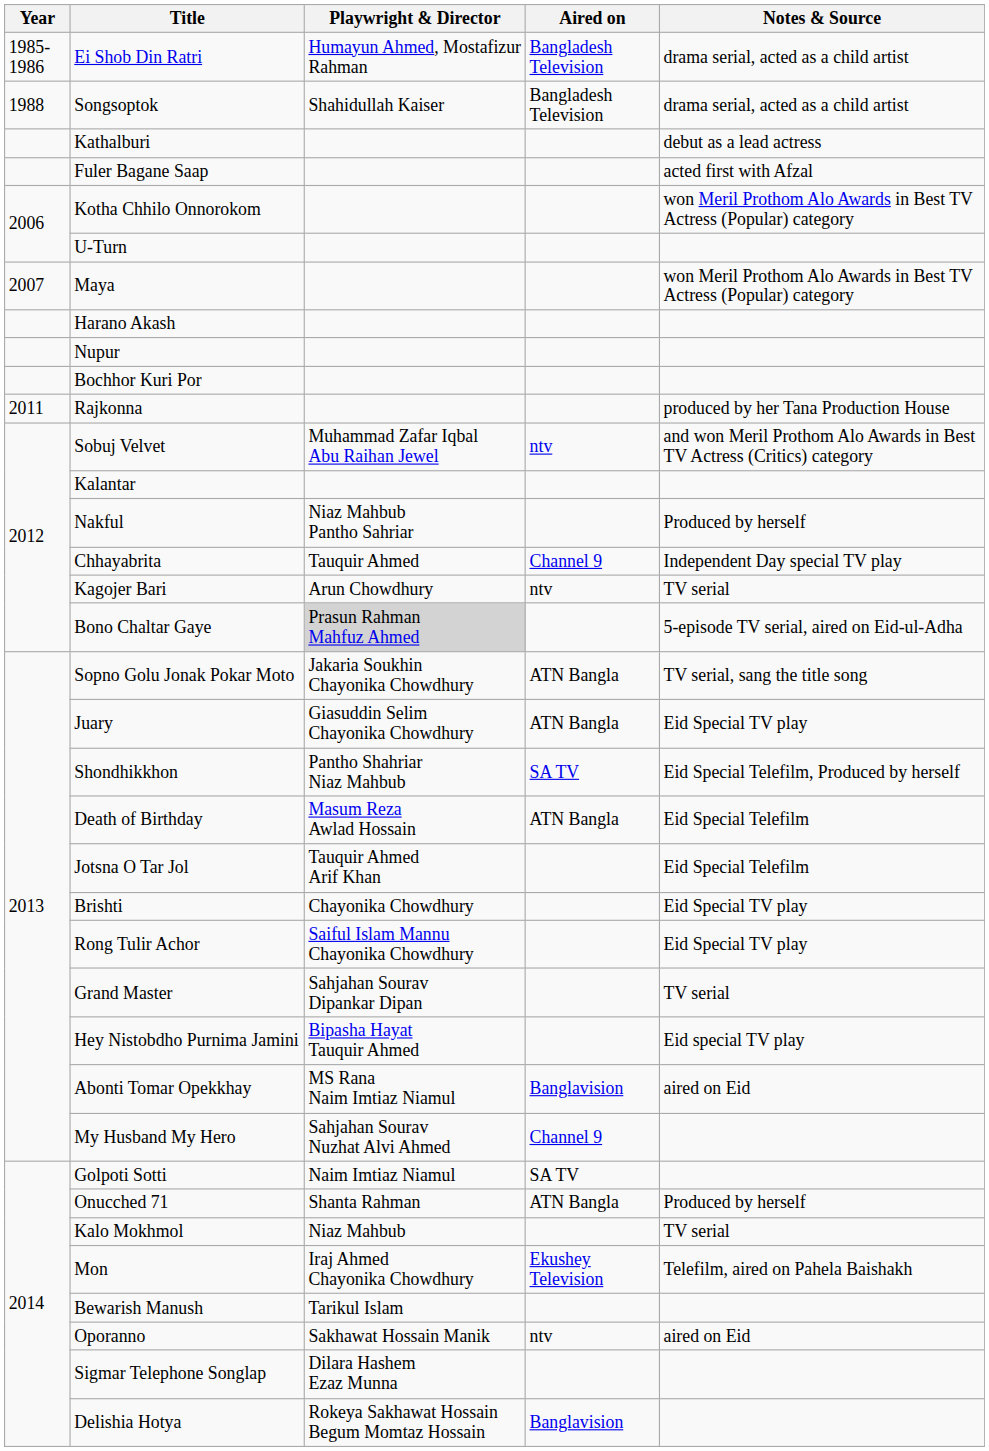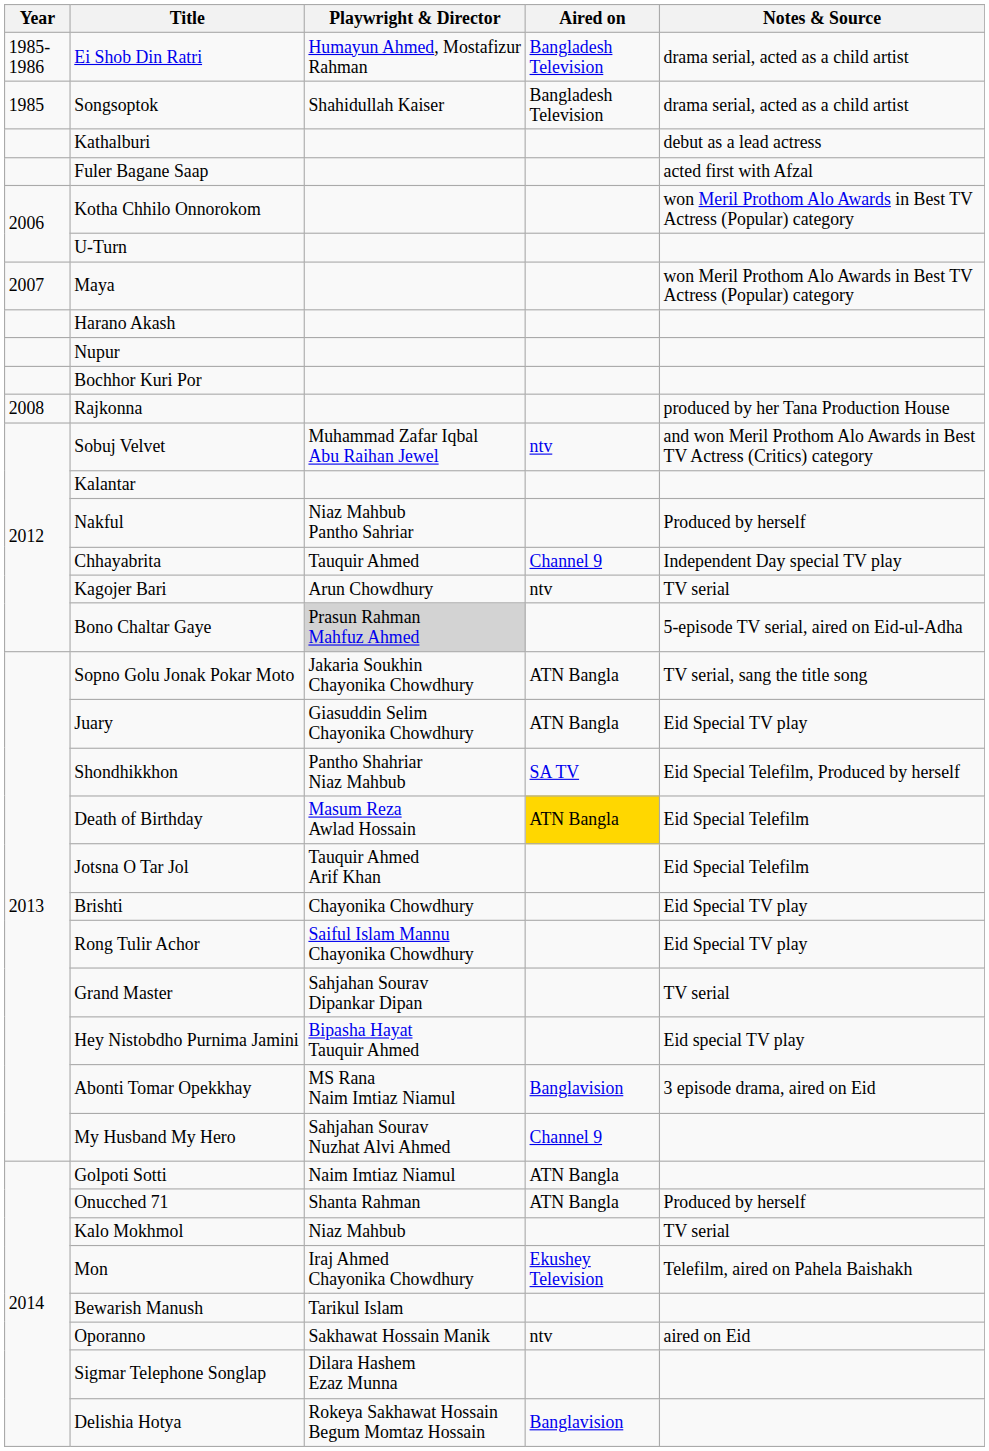(26, 104) 1988 -> (26, 104) 1985
(26, 408) 2011 -> (26, 408) 2008
(574, 819) no background -> (574, 819) gold background
(707, 1088) aired on Eid -> (770, 1088) 3 episode drama, aired on Eid
(554, 1175) SA TV -> (574, 1175) ATN Bangla
